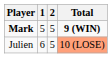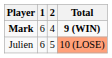(42, 28) 5 -> (42, 28) 6
(52, 28) 5 -> (52, 28) 4
